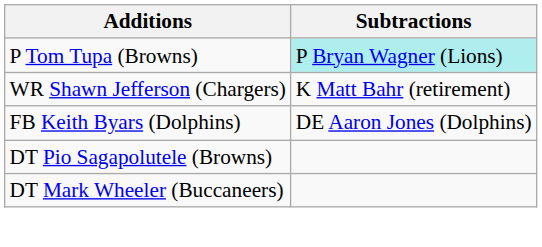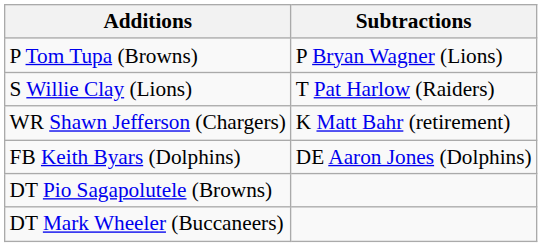(399, 55) paleturquoise background -> (399, 55) no background
+ row: (101, 88)
